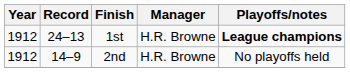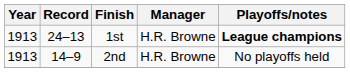(22, 36) 1912 -> (22, 36) 1913
(22, 57) 1912 -> (22, 57) 1913
